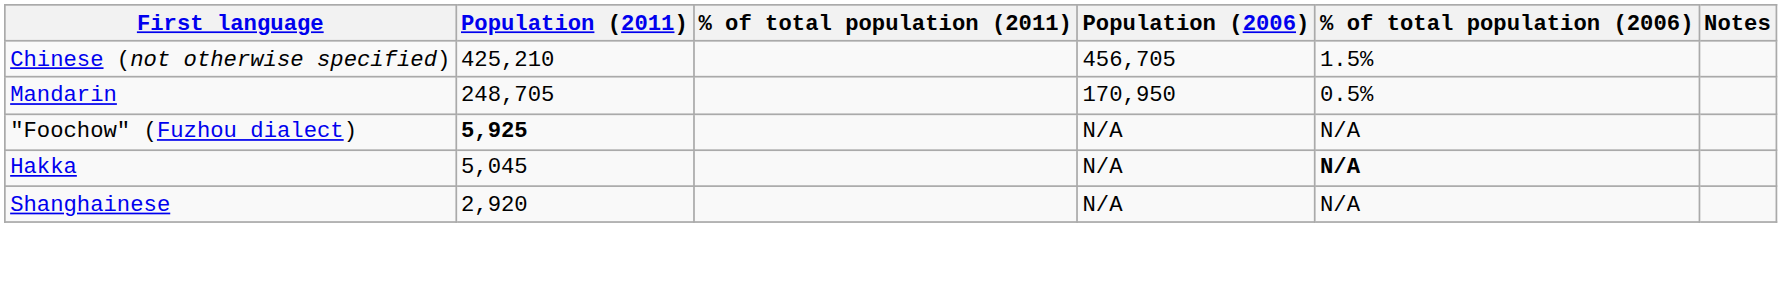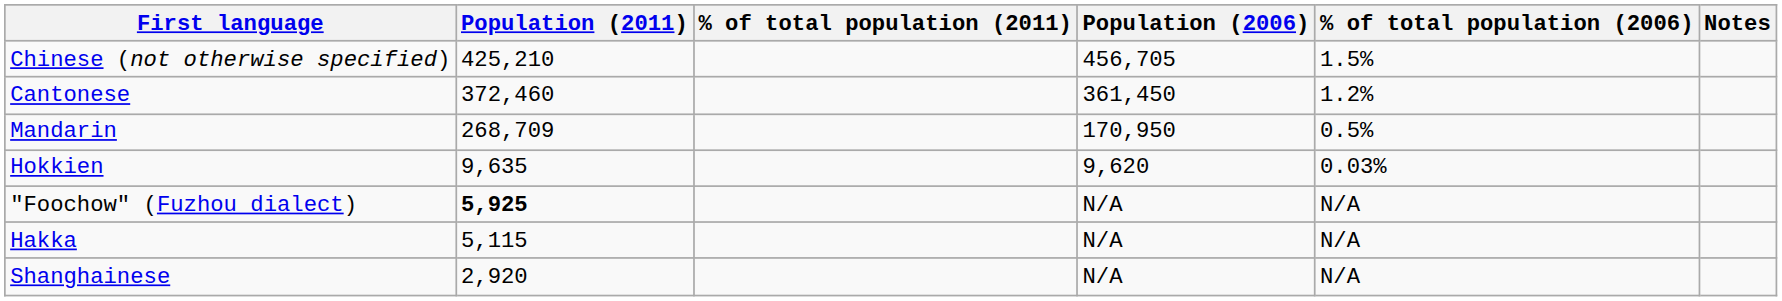+ row: (70, 95)
(508, 95) 248,705 -> (508, 132) 268,709
+ row: (57, 168)
(494, 168) 5,045 -> (494, 240) 5,115
(1340, 168) bold -> (1340, 240) normal
